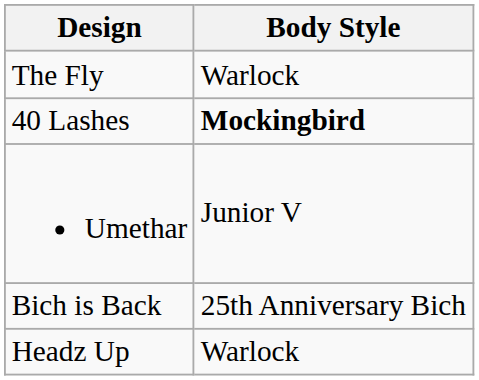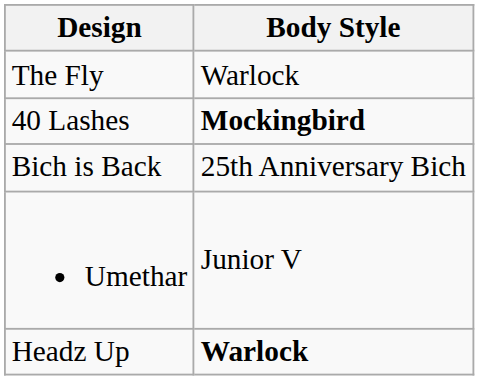rows swapped: (99, 230) <-> (86, 304)
(250, 351) normal -> (254, 351) bold
